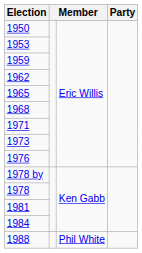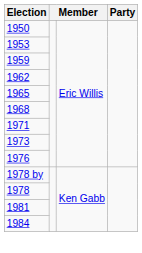- row: (18, 239)
